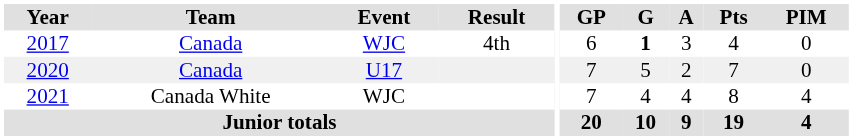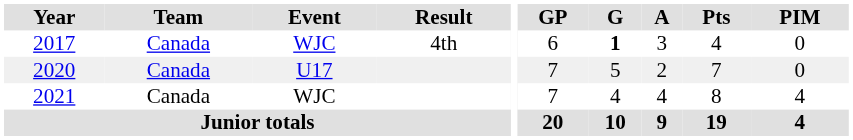(211, 96) Canada White -> (178, 96) Canada
